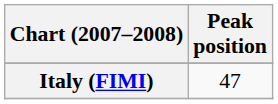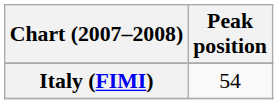(230, 80) 47 -> (230, 80) 54
